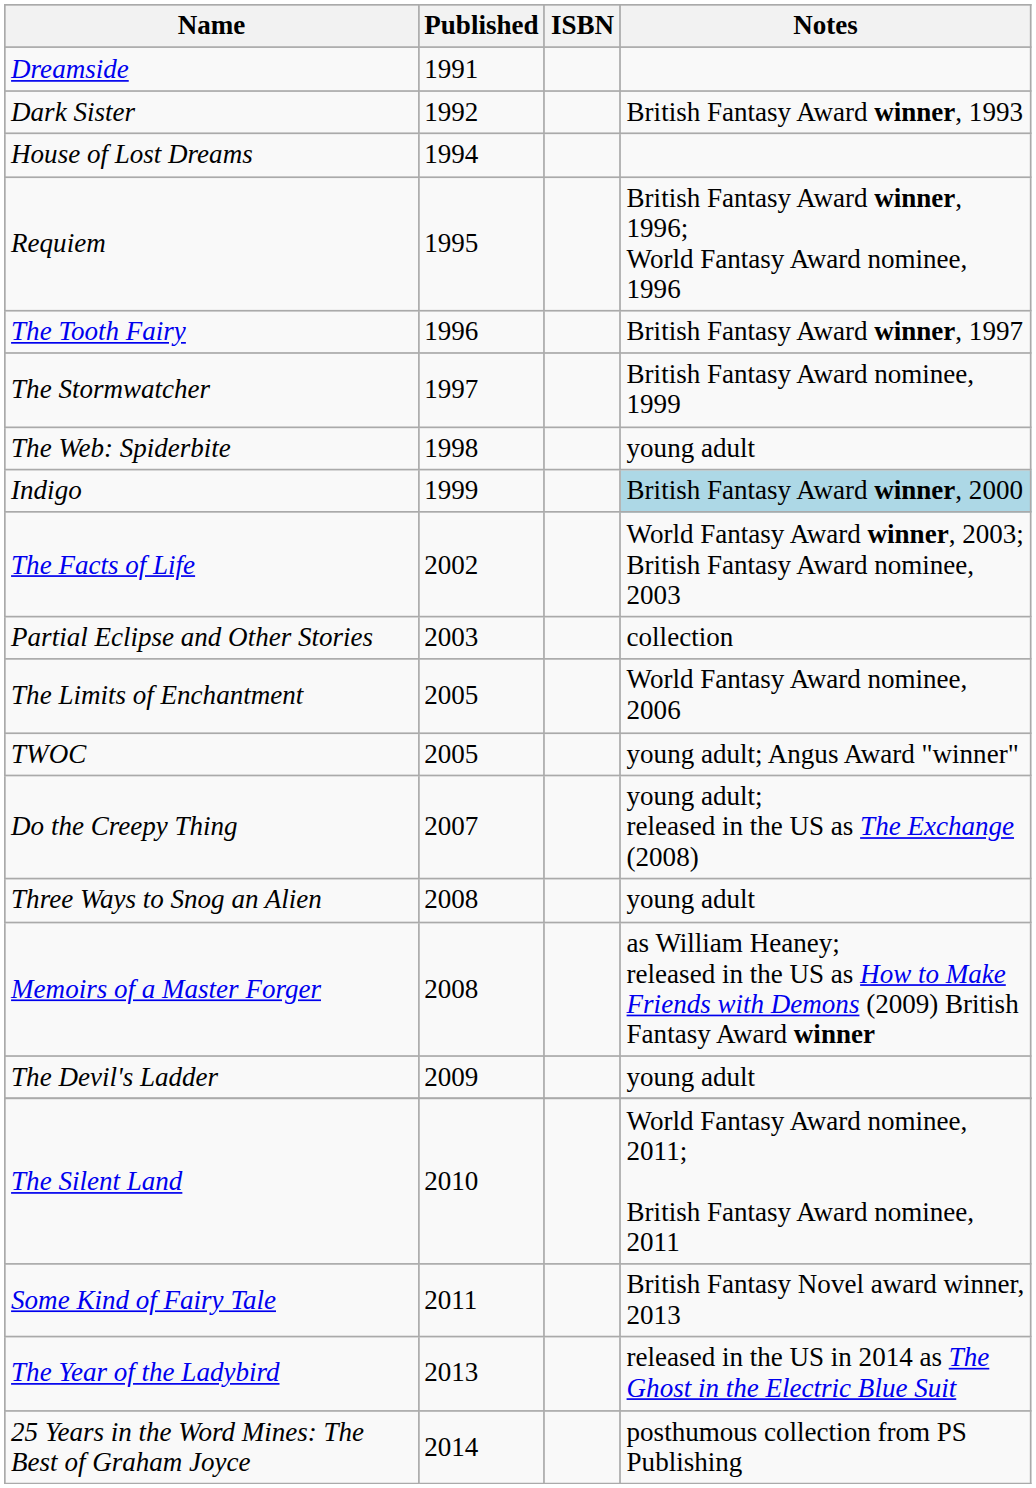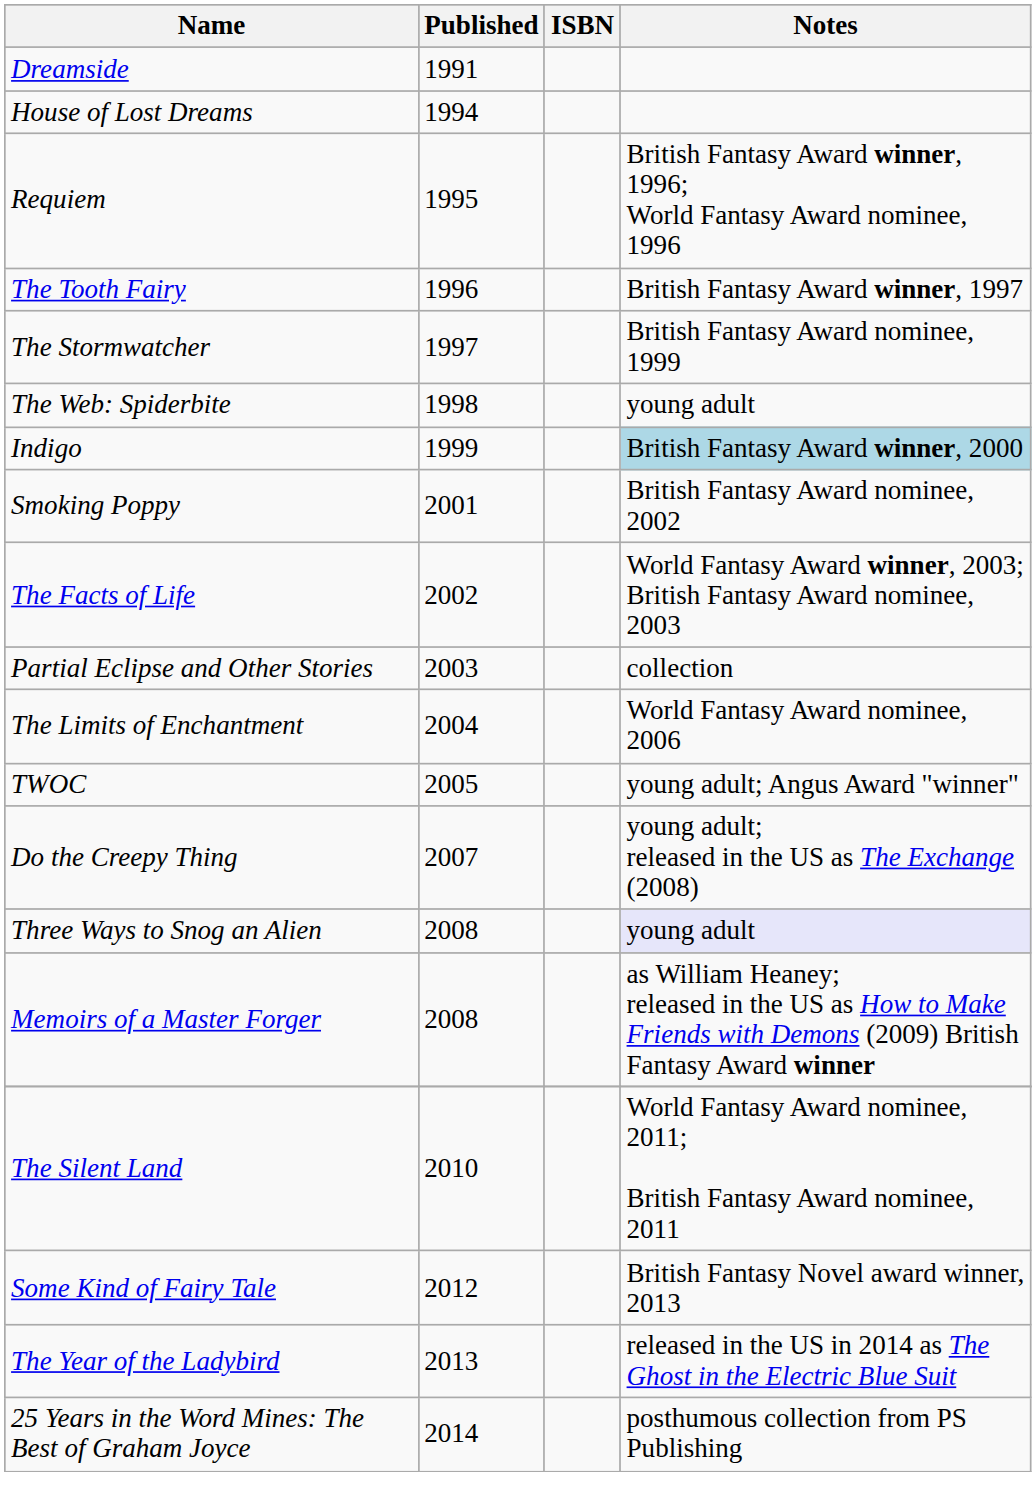- row: (73, 111)
+ row: (96, 505)
(451, 695) 2005 -> (451, 725) 2004
(691, 900) no background -> (691, 930) lavender background
- row: (115, 1077)
(451, 1299) 2011 -> (451, 1287) 2012
